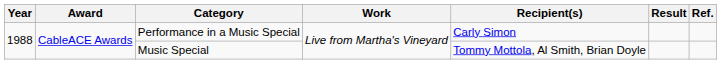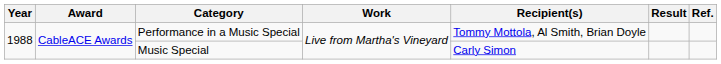(485, 31) Carly Simon -> (550, 31) Tommy Mottola, Al Smith, Brian Doyle
(550, 50) Tommy Mottola, Al Smith, Brian Doyle -> (485, 50) Carly Simon
